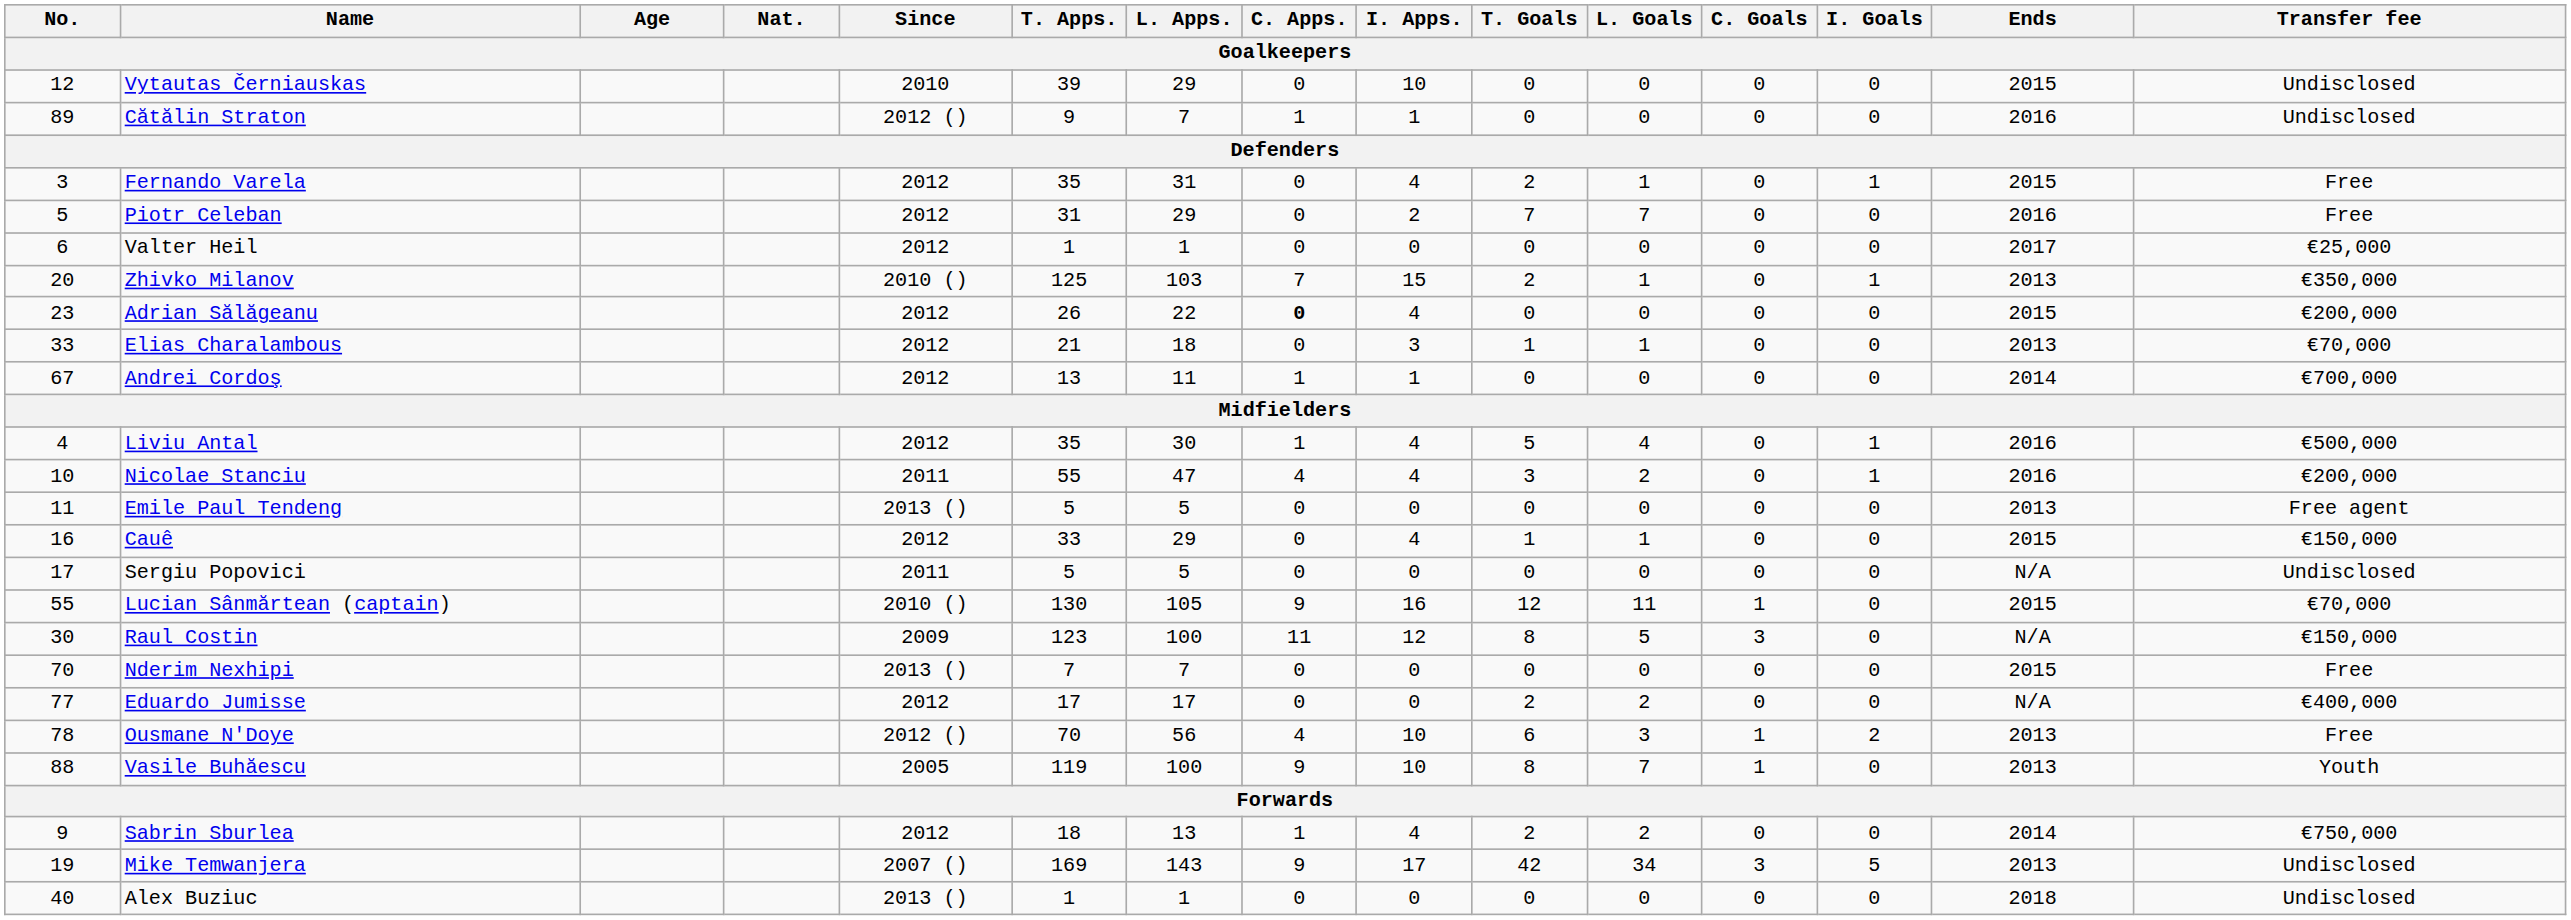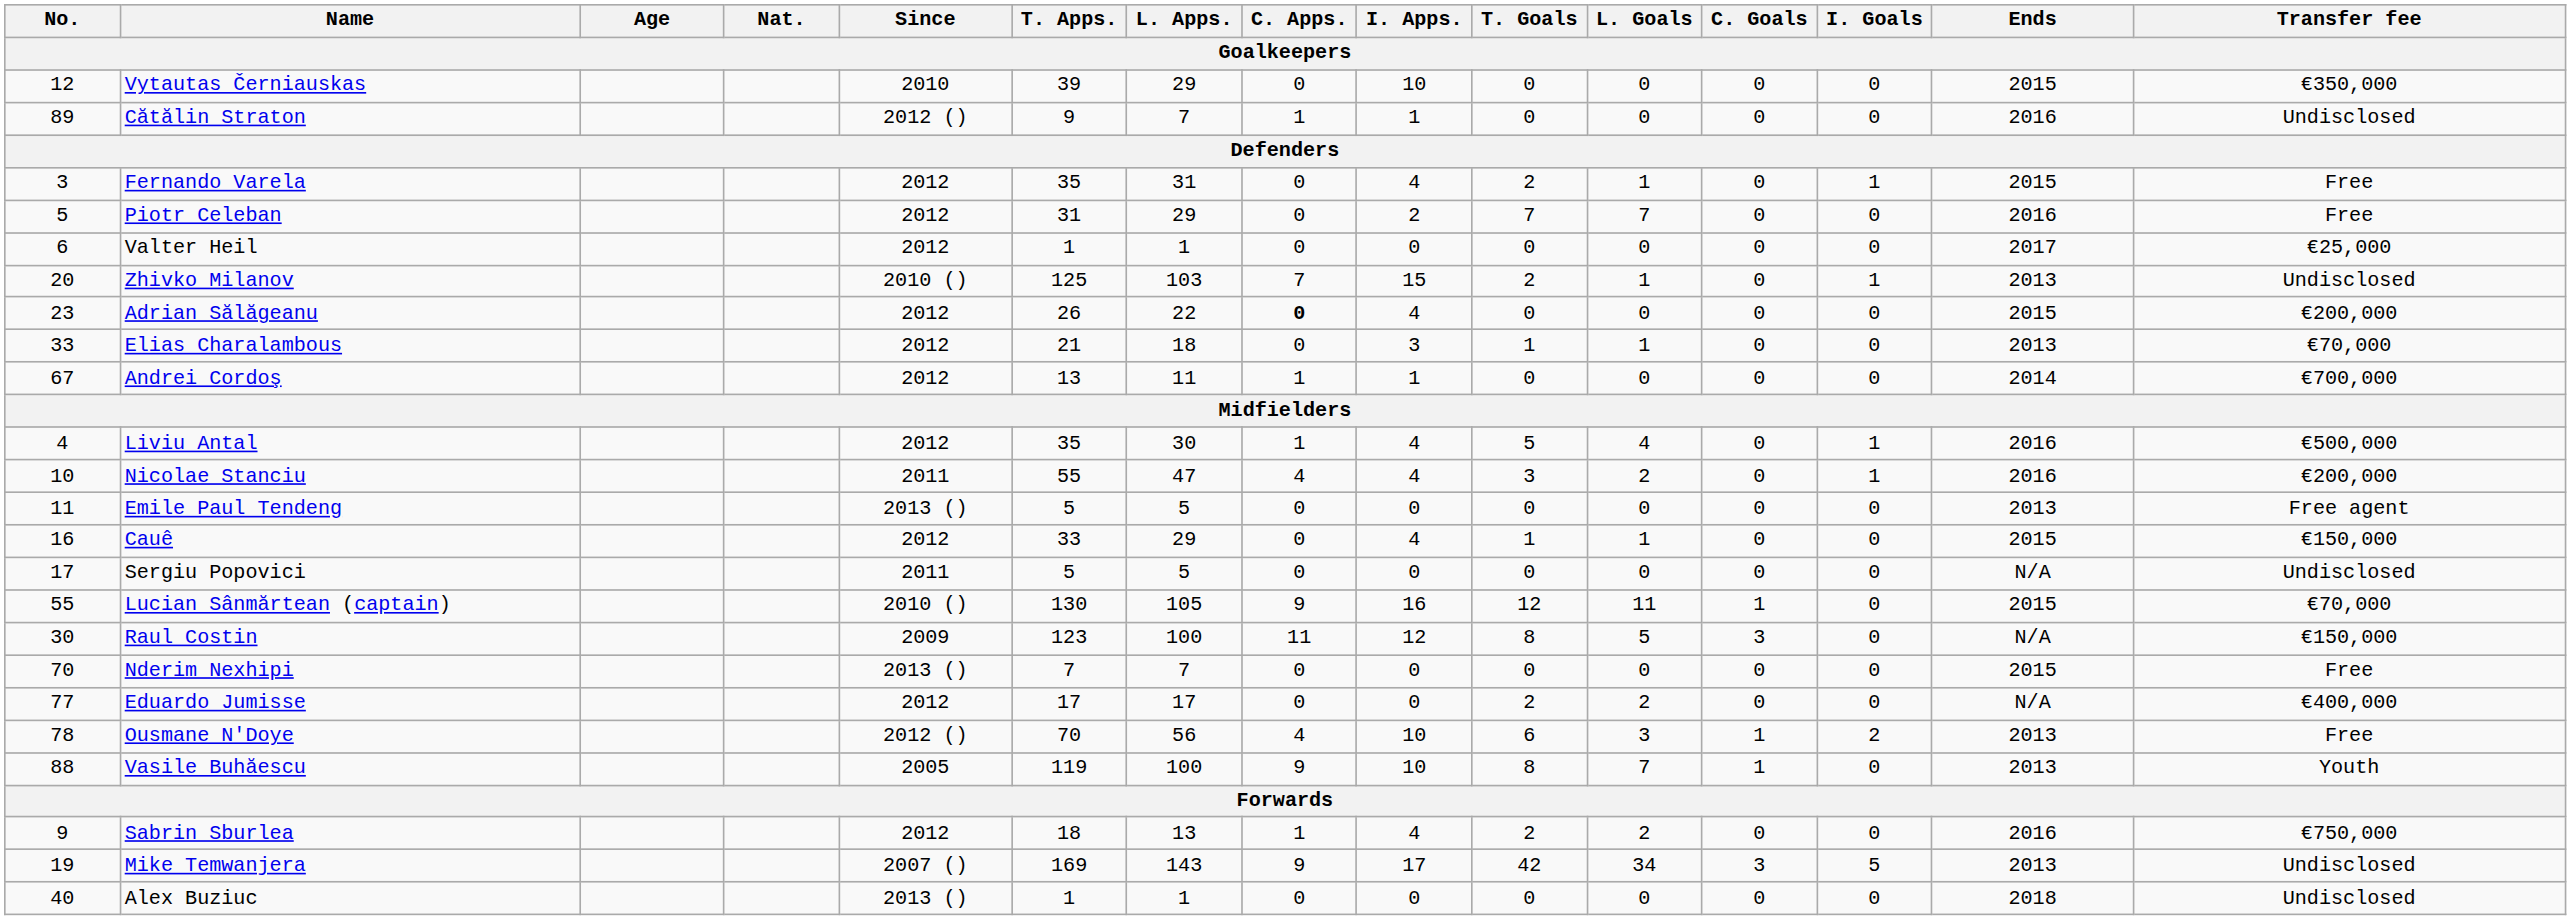(2349, 86) Undisclosed -> (2349, 86) €350,000
(2349, 281) €350,000 -> (2349, 281) Undisclosed
(2033, 834) 2014 -> (2033, 834) 2016
